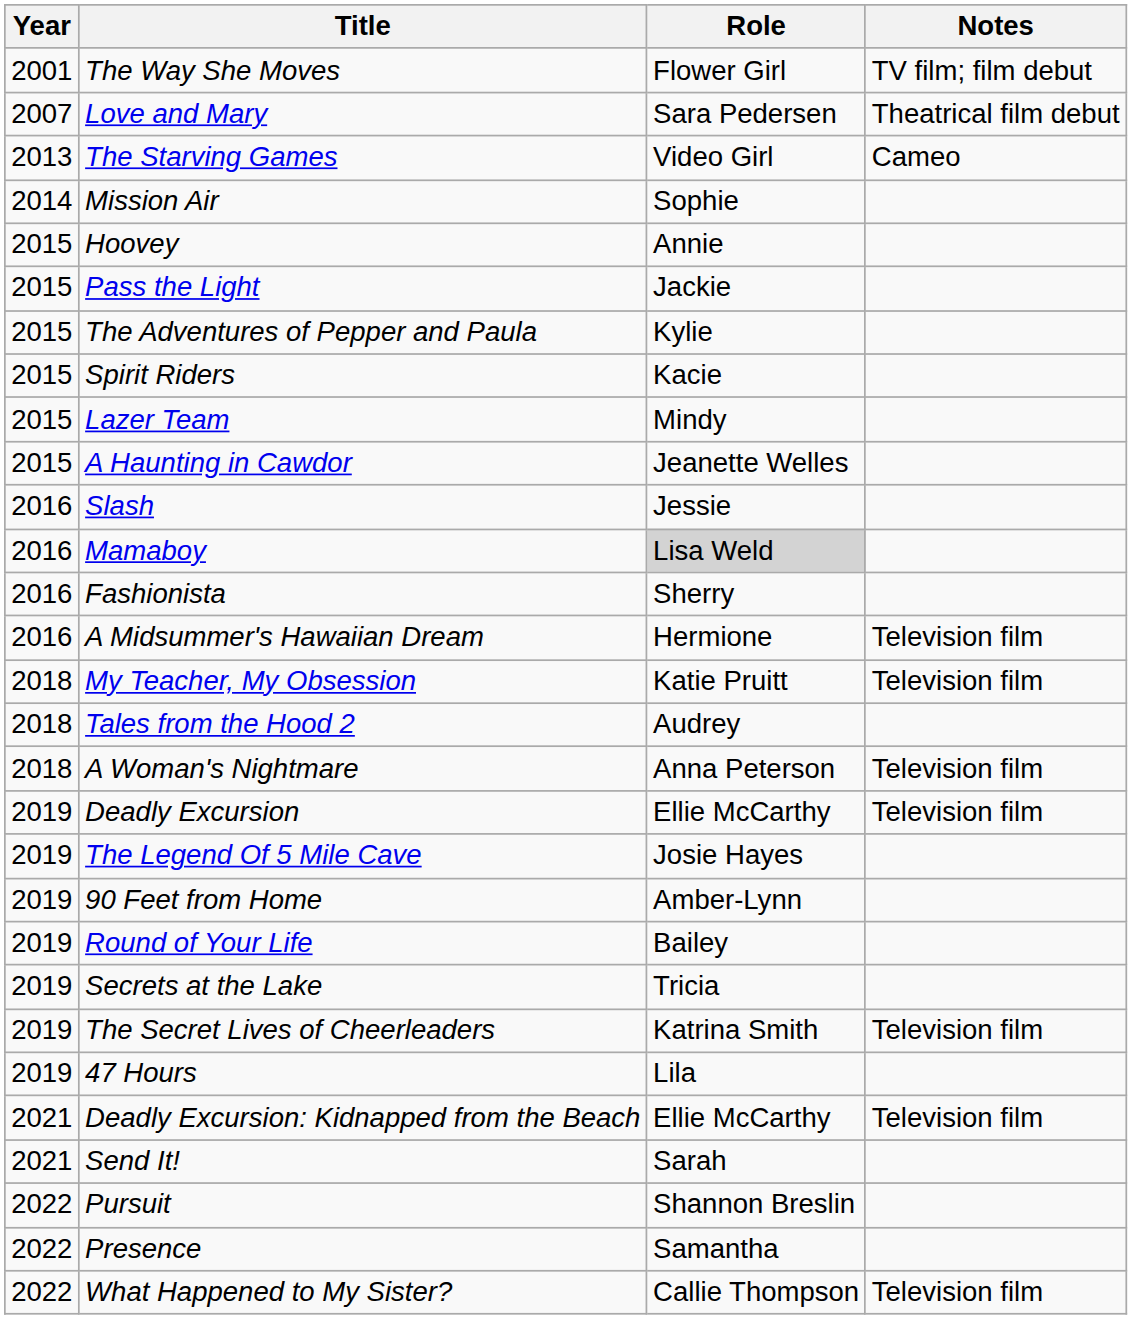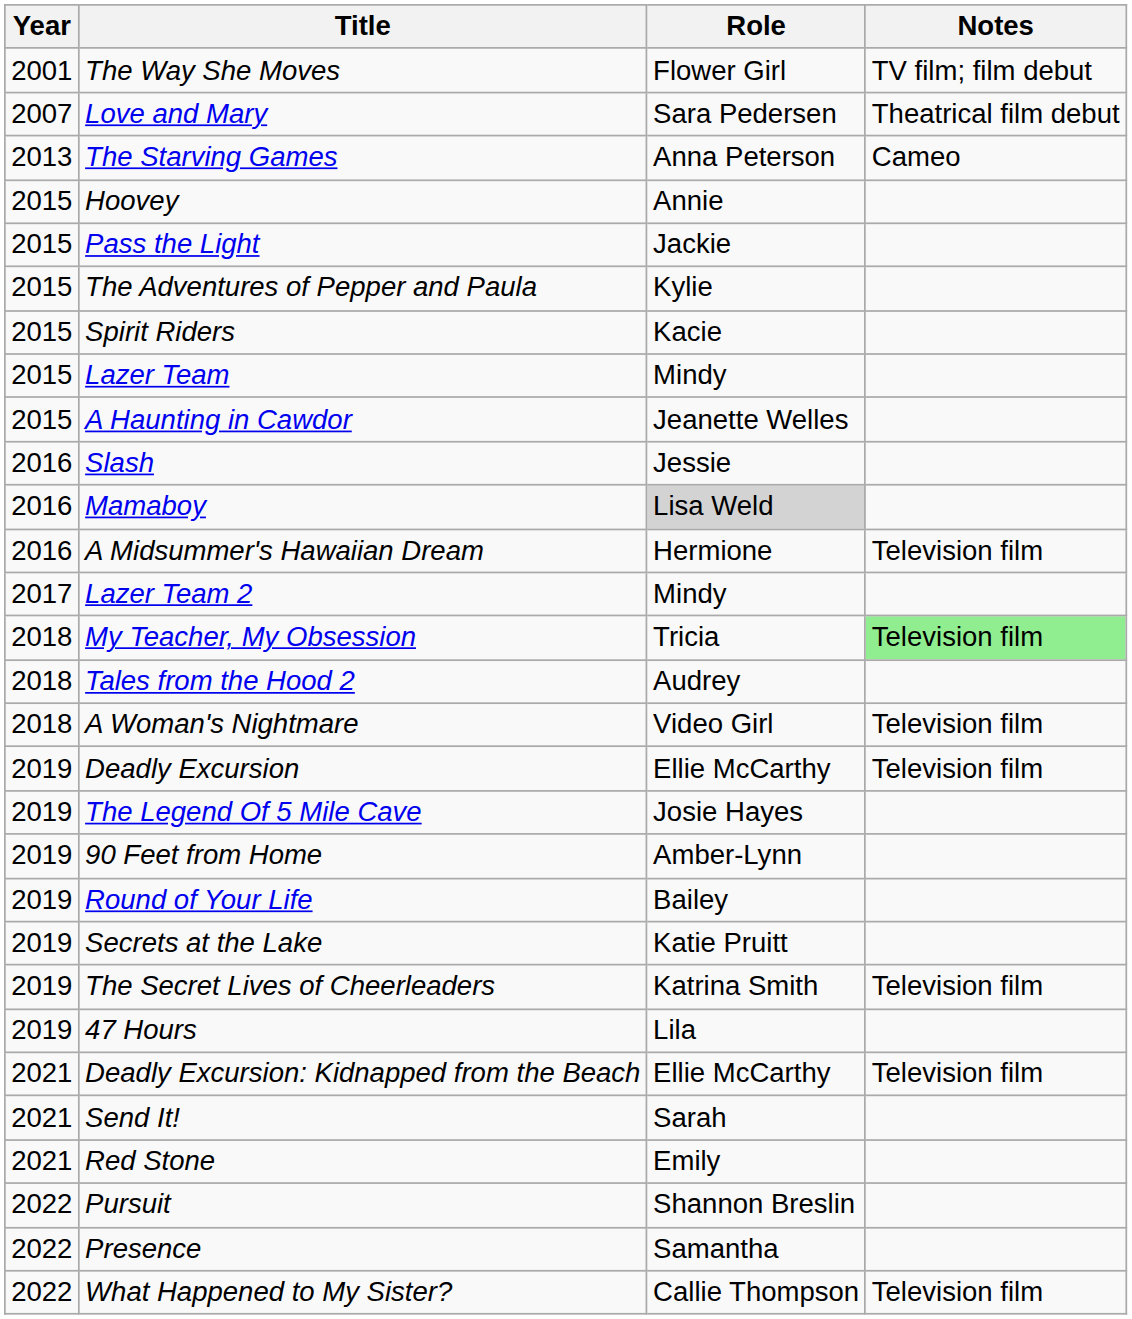(713, 157) Video Girl -> (744, 157) Anna Peterson
- row: (152, 200)
- row: (155, 593)
+ row: (169, 593)
(720, 680) Katie Pruitt -> (686, 637) Tricia
(957, 680) no background -> (957, 637) lightgreen background
(744, 768) Anna Peterson -> (713, 724) Video Girl
(686, 986) Tricia -> (720, 942) Katie Pruitt
+ row: (150, 1161)
